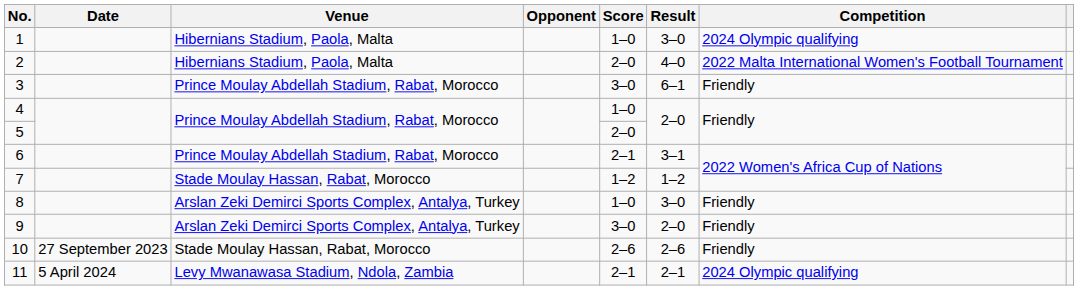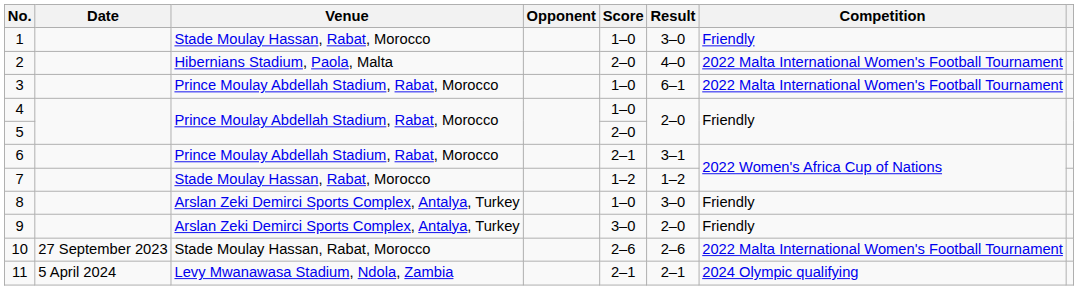(284, 39) Hibernians Stadium, Paola, Malta -> (302, 39) Stade Moulay Hassan, Rabat, Morocco
(780, 39) 2024 Olympic qualifying -> (728, 39) Friendly
(623, 86) 3–0 -> (623, 86) 1–0
(728, 86) Friendly -> (883, 86) 2022 Malta International Women's Football Tournament
(728, 249) Friendly -> (883, 249) 2022 Malta International Women's Football Tournament
